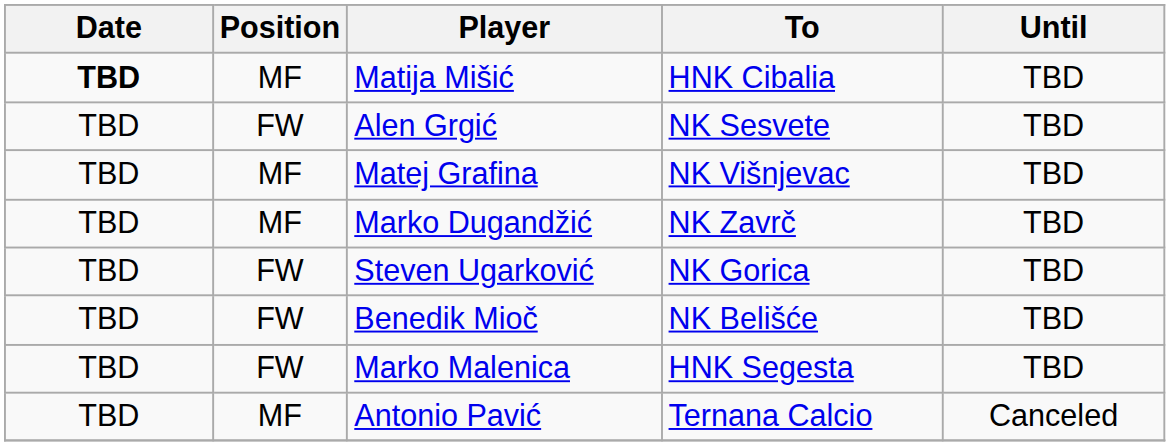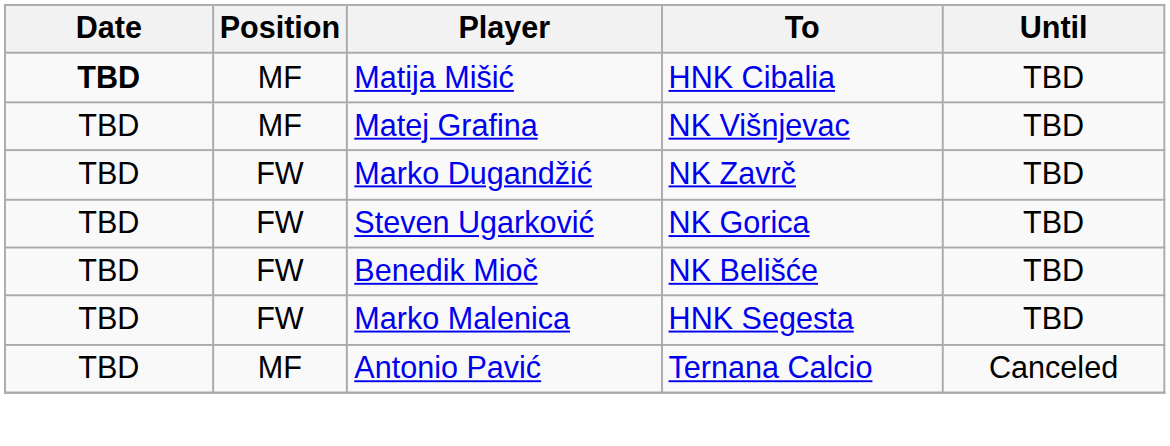- row: (426, 125)
(280, 222) MF -> (280, 174) FW
